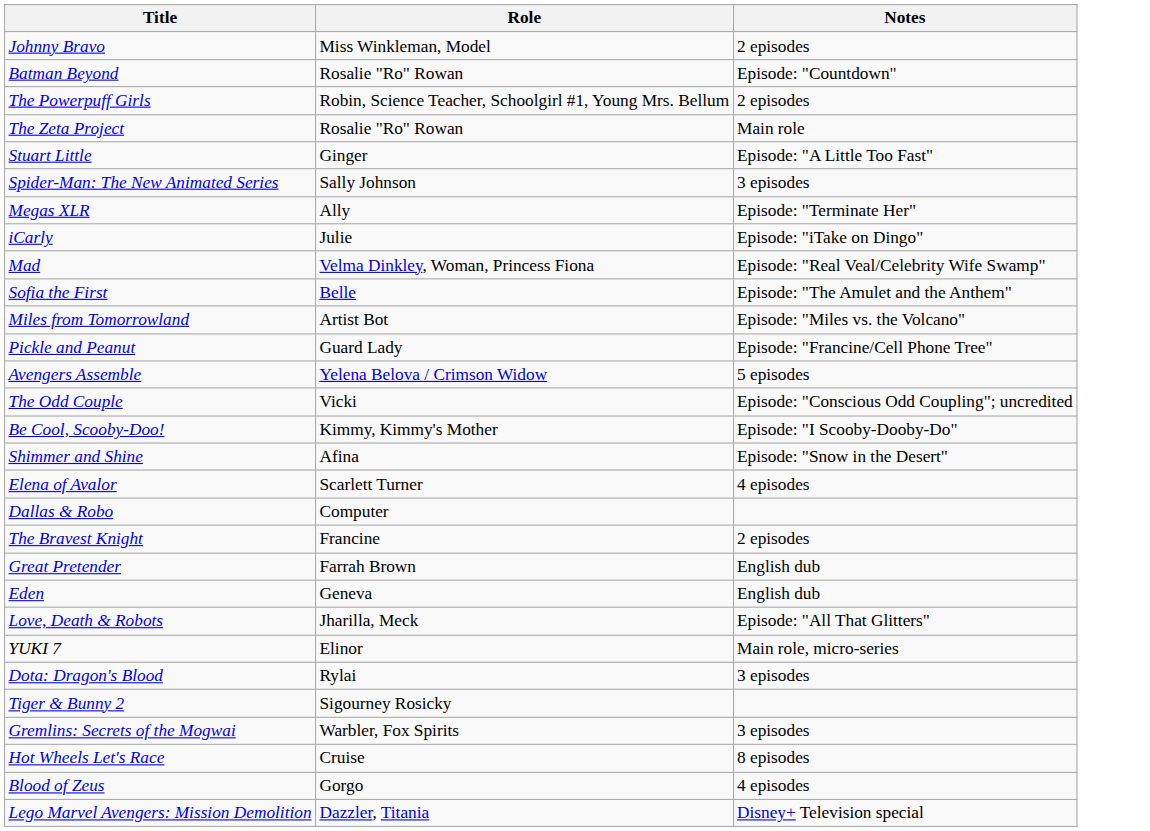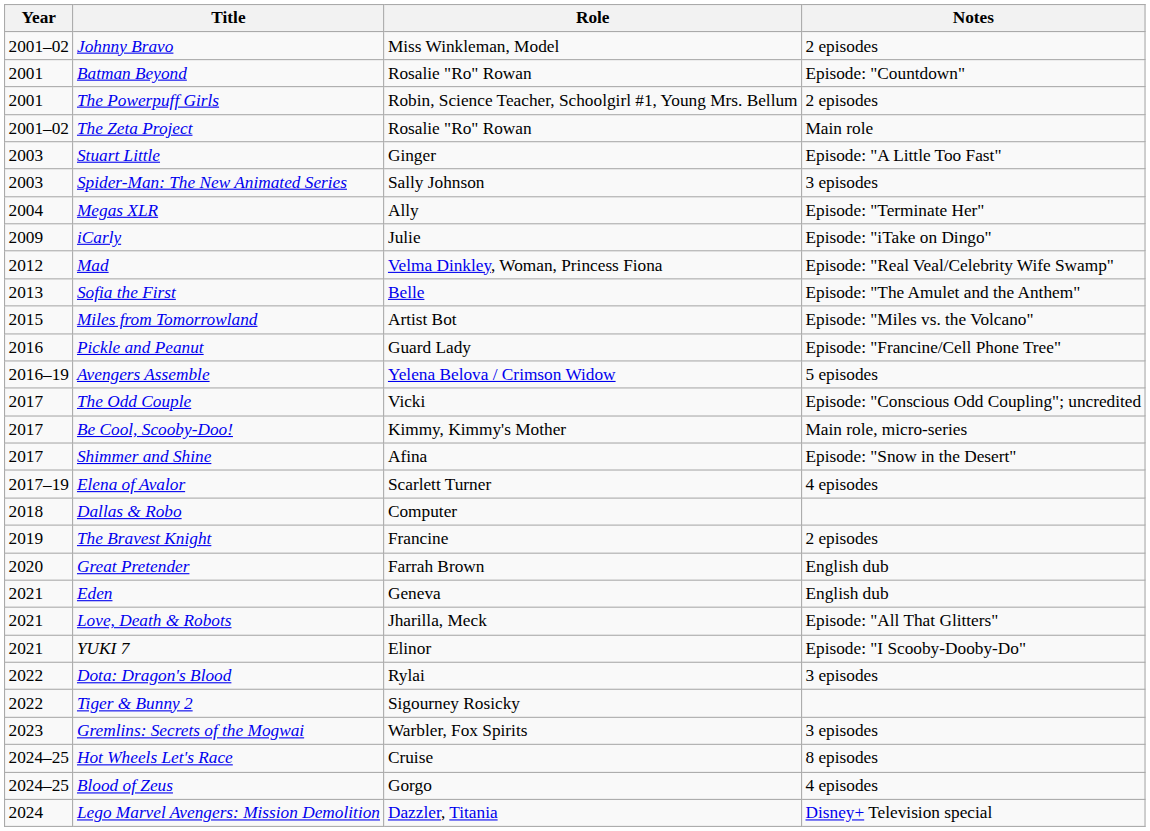+ column: (39, 18)
(847, 429) Episode: "I Scooby-Dooby-Do" -> (886, 429) Main role, micro-series
(818, 648) Main role, micro-series -> (916, 648) Episode: "I Scooby-Dooby-Do"
